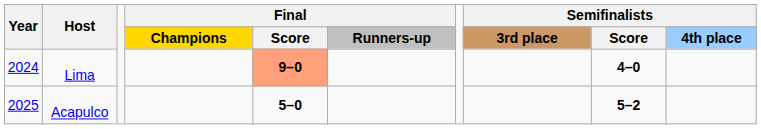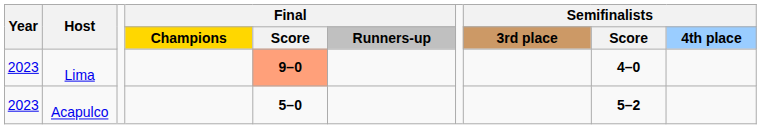(23, 68) 2024 -> (23, 68) 2023
(23, 105) 2025 -> (23, 105) 2023
